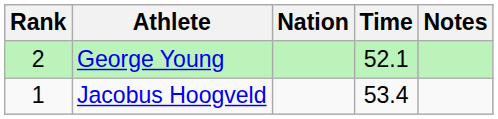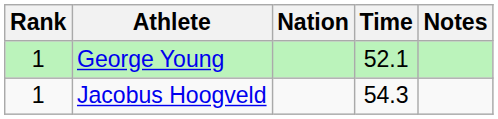(38, 59) 2 -> (38, 59) 1
(386, 95) 53.4 -> (386, 95) 54.3
